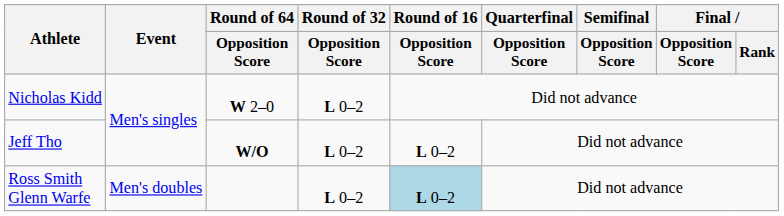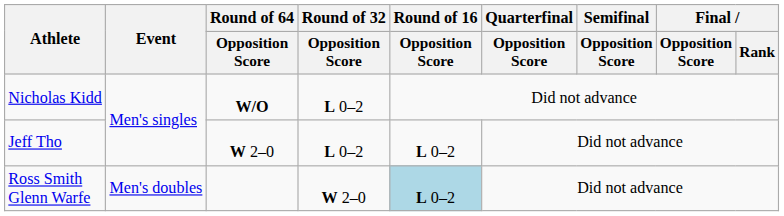(252, 106) W 2–0 -> (252, 106) W/O
(252, 152) W/O -> (252, 152) W 2–0
(344, 198) L 0–2 -> (344, 198) W 2–0
